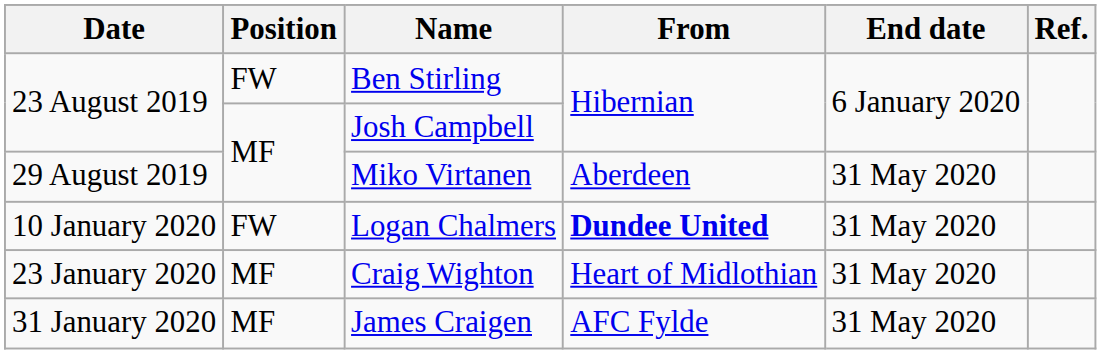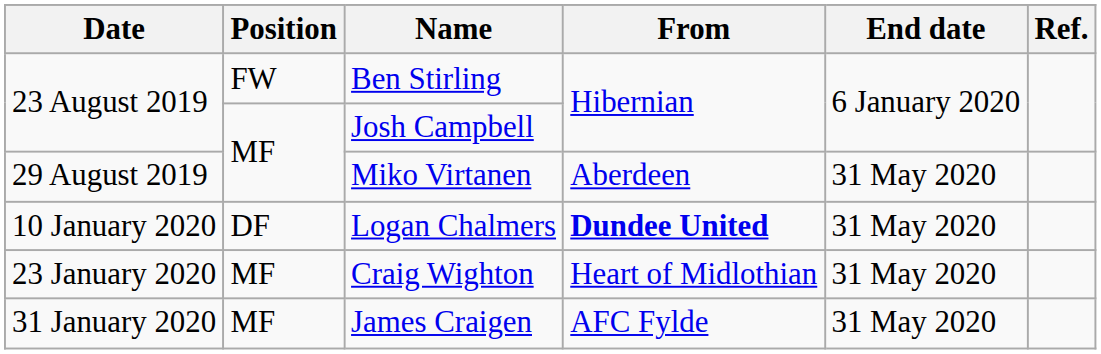(254, 224) FW -> (250, 224) DF
